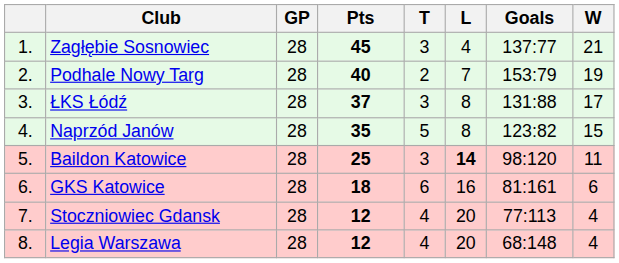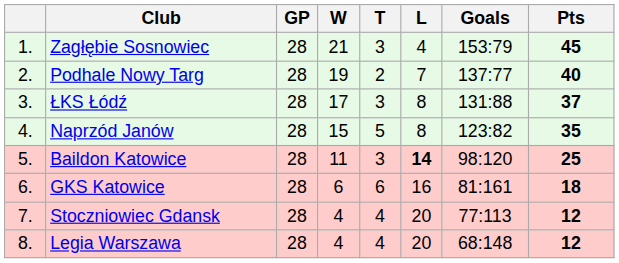columns swapped: (593, 18) <-> (361, 18)
(530, 46) 137:77 -> (485, 46) 153:79
(530, 74) 153:79 -> (485, 74) 137:77
